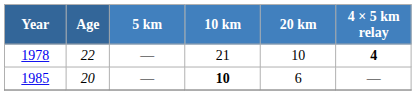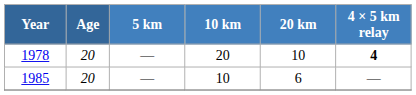(88, 55) 22 -> (88, 55) 20
(223, 55) 21 -> (223, 55) 20
(223, 78) bold -> (223, 78) normal
